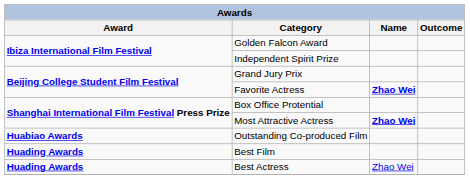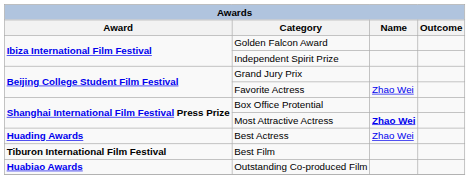(394, 90) bold -> (393, 90) normal
rows swapped: (301, 136) <-> (261, 167)
(45, 152) Huading Awards -> (86, 152) Tiburon International Film Festival
